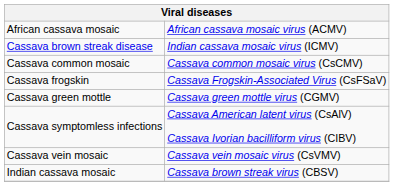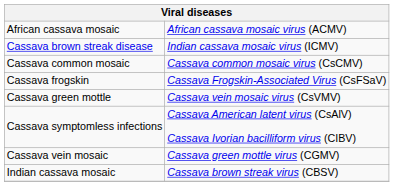(253, 98) Cassava green mottle virus (CGMV) -> (254, 98) Cassava vein mosaic virus (CsVMV)
(254, 156) Cassava vein mosaic virus (CsVMV) -> (253, 156) Cassava green mottle virus (CGMV)
